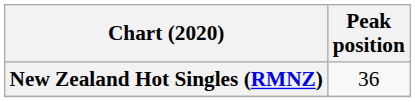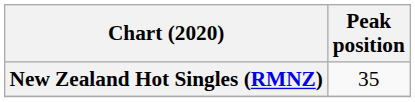(369, 79) 36 -> (369, 79) 35
